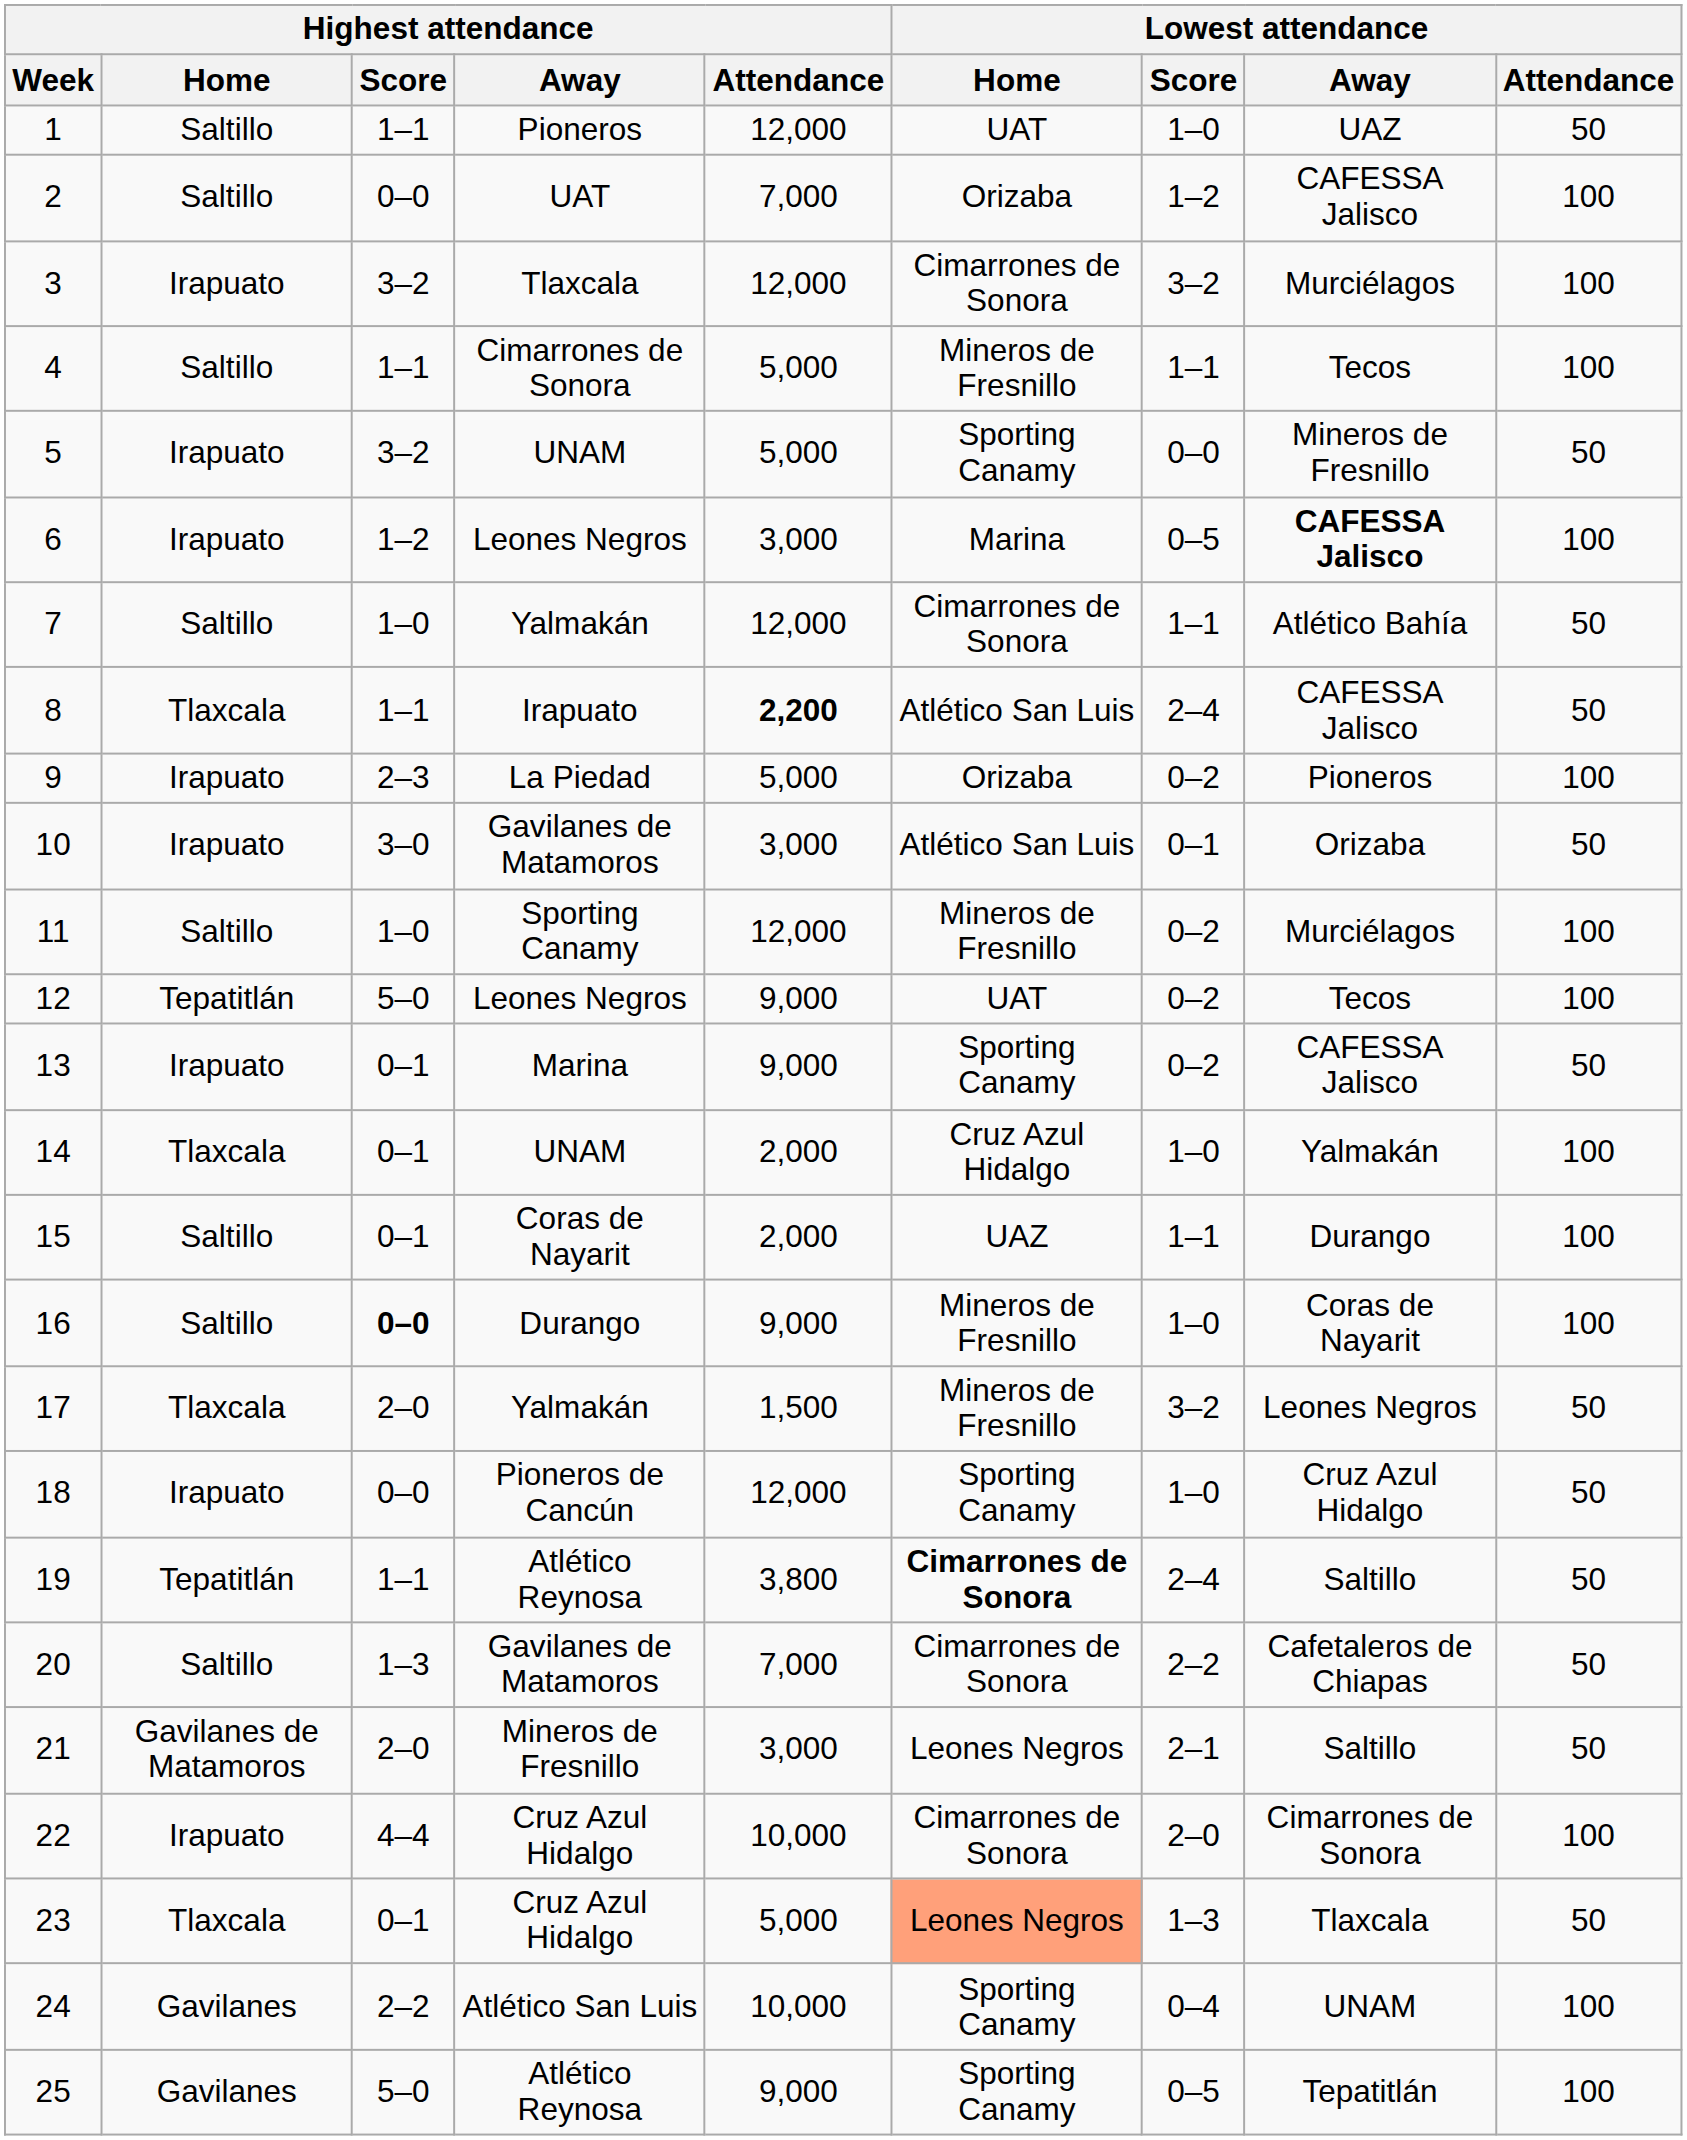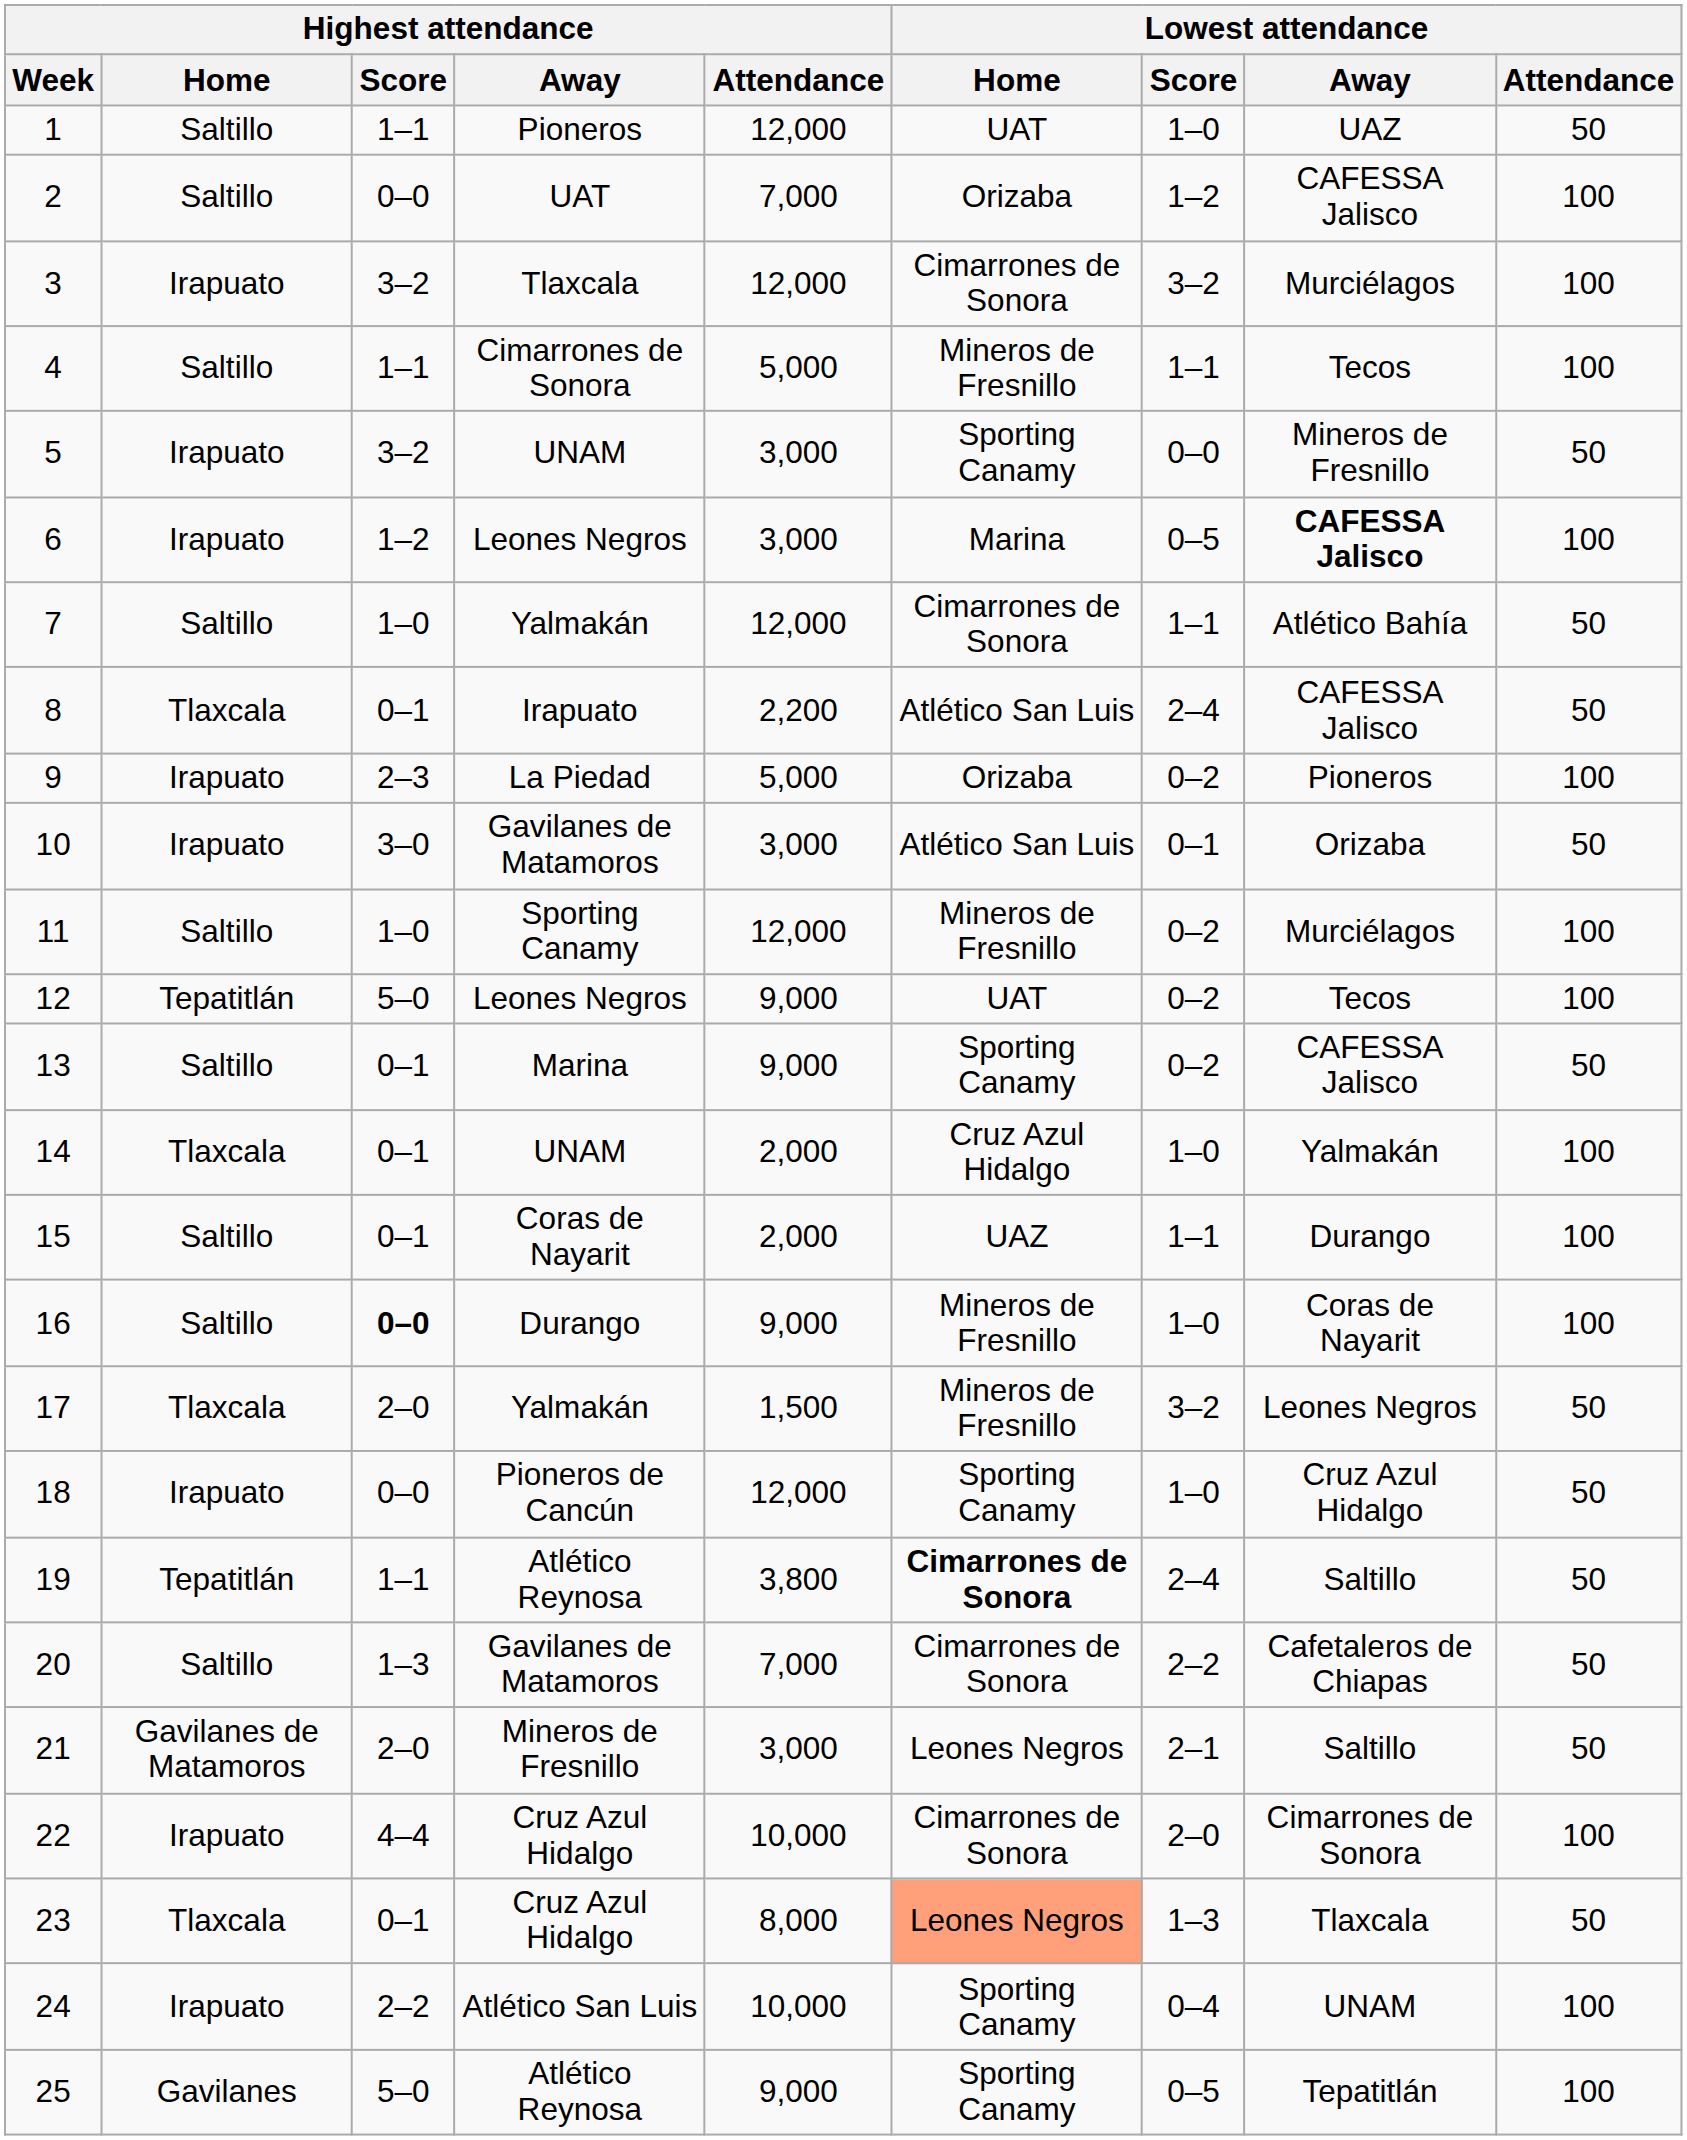(798, 453) 5,000 -> (798, 453) 3,000
(403, 709) 1–1 -> (403, 709) 0–1
(798, 709) bold -> (798, 709) normal
(227, 1066) Irapuato -> (227, 1066) Saltillo
(798, 1920) 5,000 -> (798, 1920) 8,000
(227, 2006) Gavilanes -> (227, 2006) Irapuato
